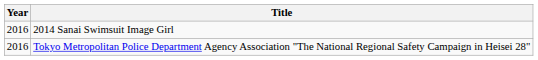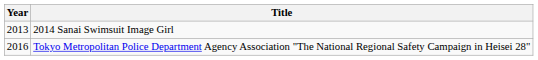(18, 30) 2016 -> (18, 30) 2013
